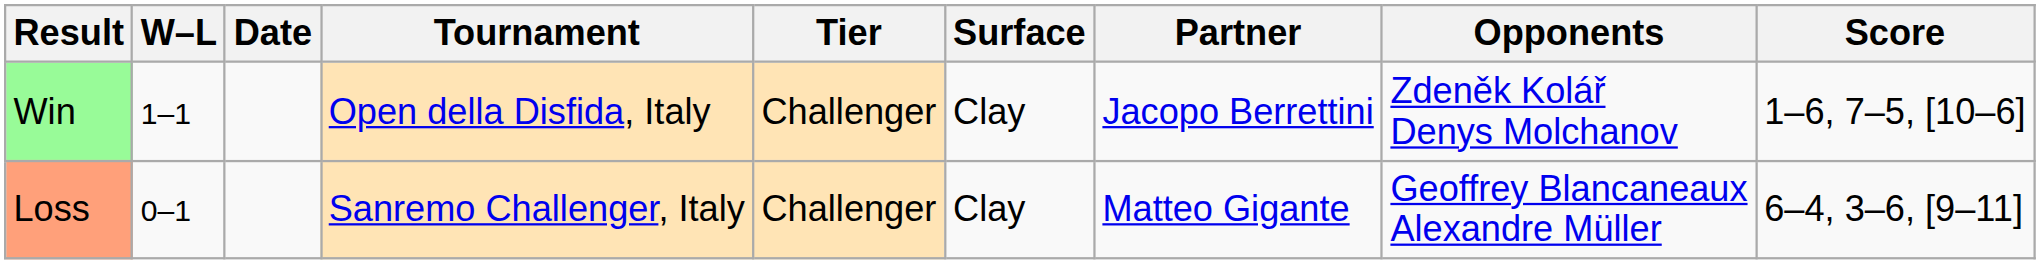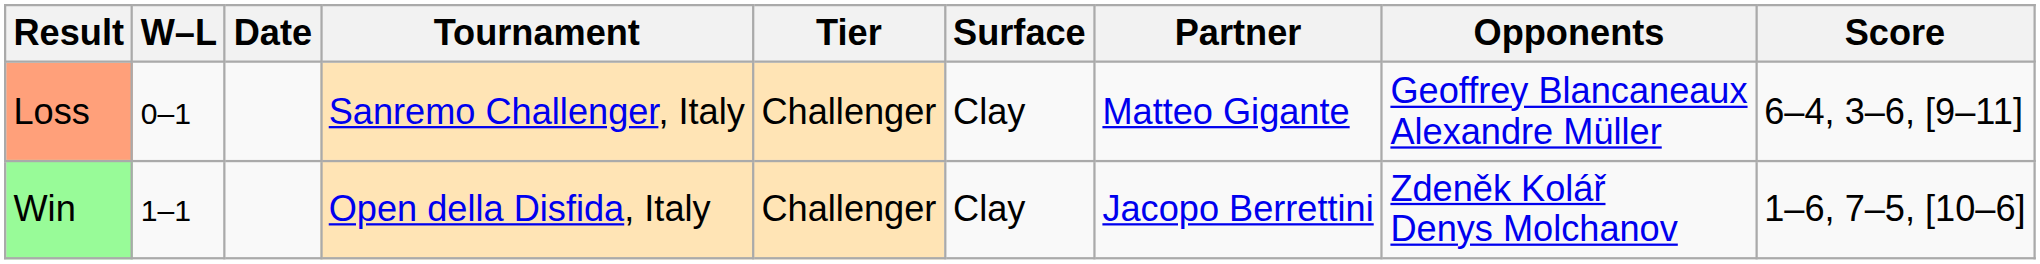rows swapped: (52, 208) <-> (45, 110)
